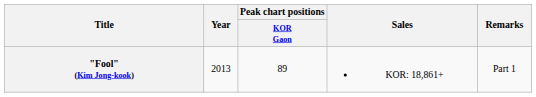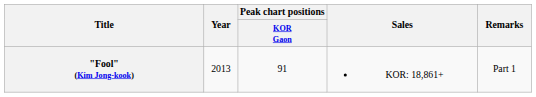(282, 69) 89 -> (282, 69) 91
